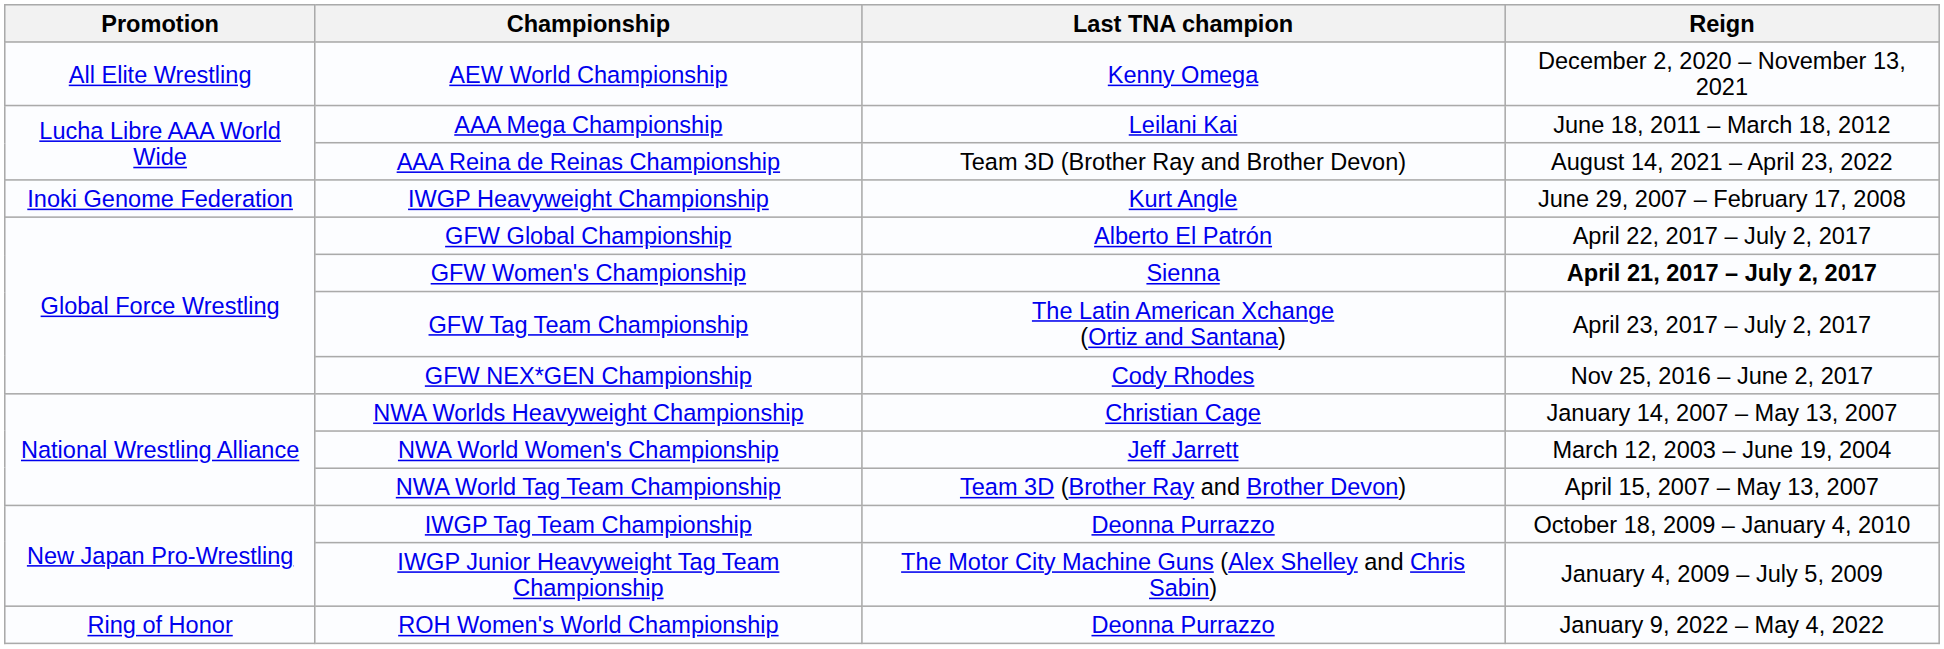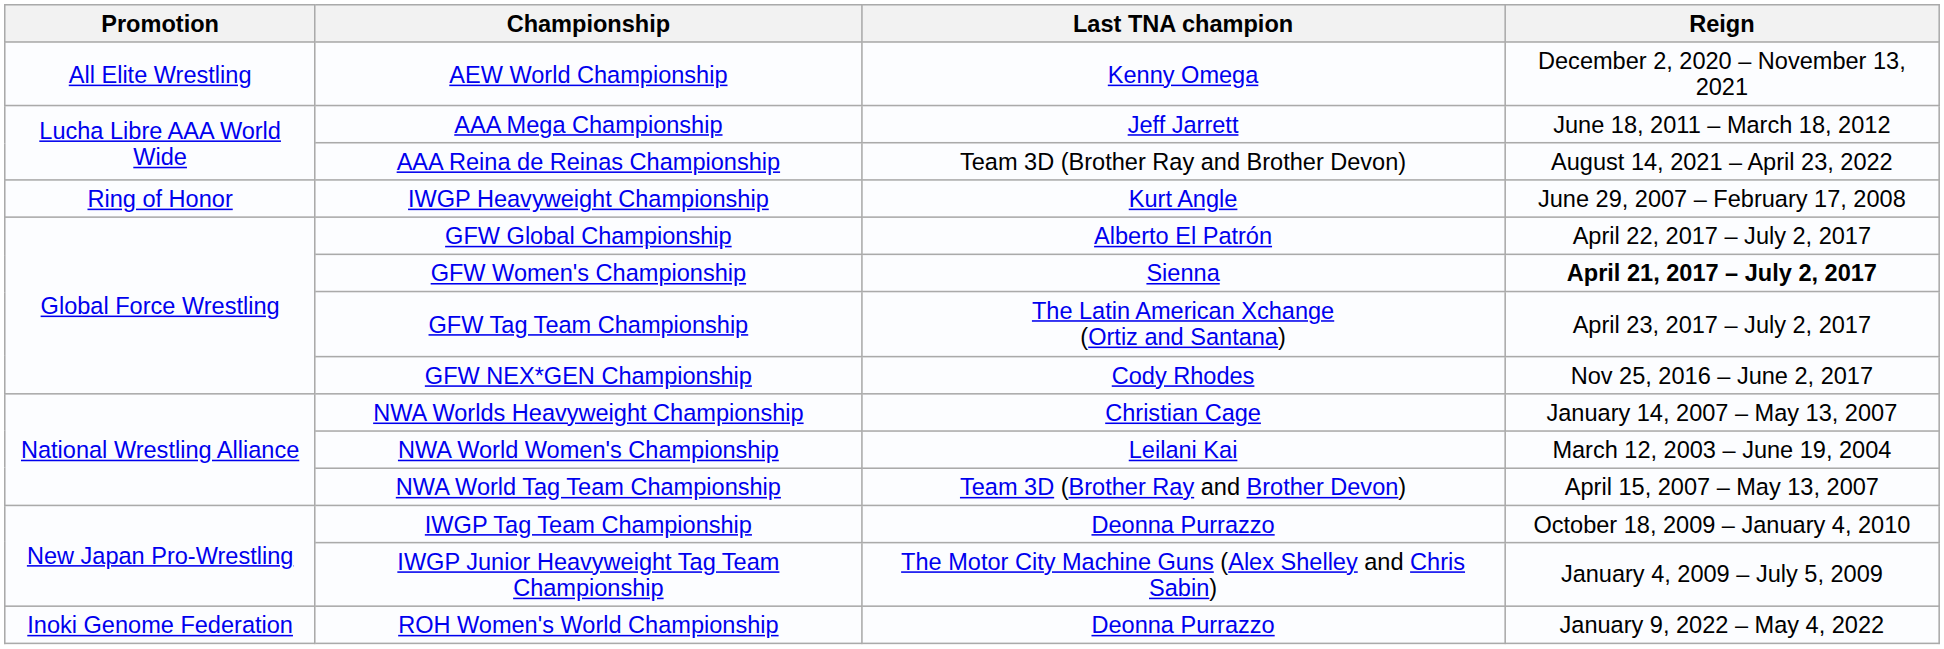(1183, 125) Leilani Kai -> (1183, 125) Jeff Jarrett
(160, 199) Inoki Genome Federation -> (160, 199) Ring of Honor
(1183, 449) Jeff Jarrett -> (1183, 449) Leilani Kai
(160, 625) Ring of Honor -> (160, 625) Inoki Genome Federation
